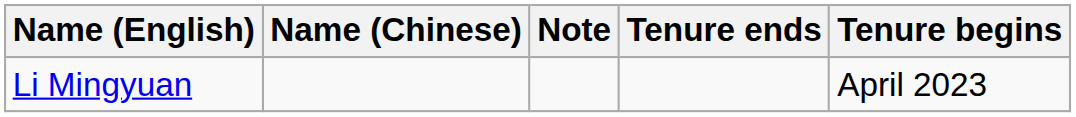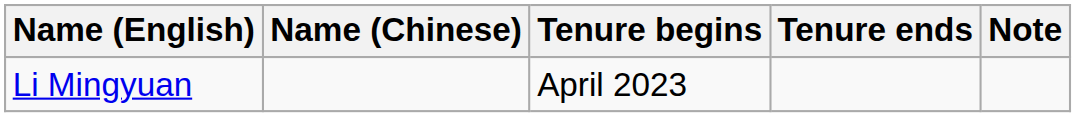columns swapped: (950, 30) <-> (574, 30)
